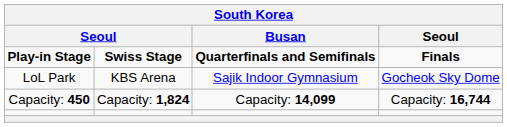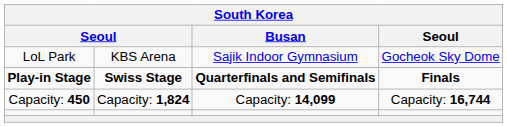rows swapped: (49, 57) <-> (49, 78)
